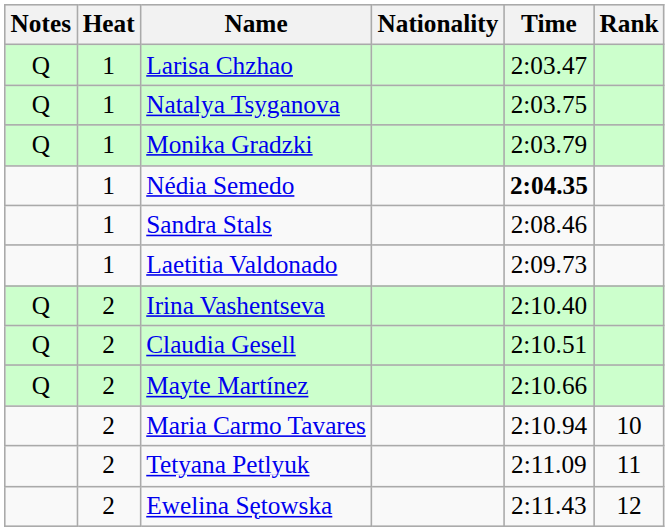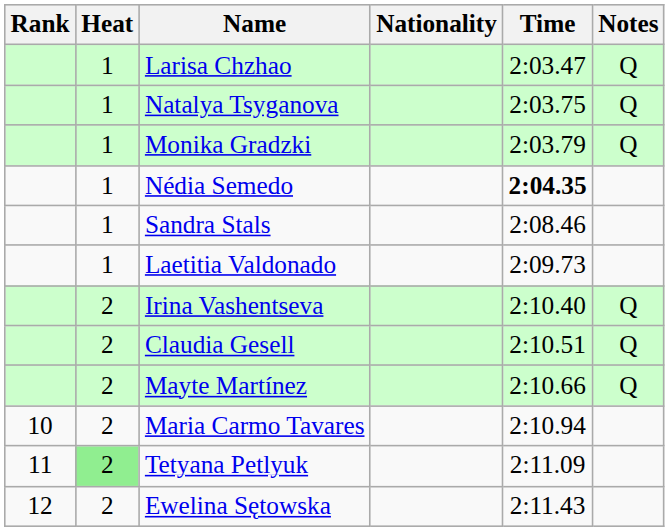columns swapped: (629, 24) <-> (41, 24)
(109, 465) no background -> (107, 465) lightgreen background
